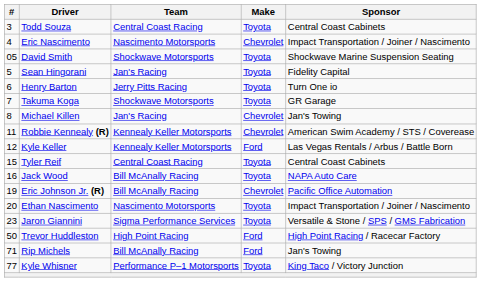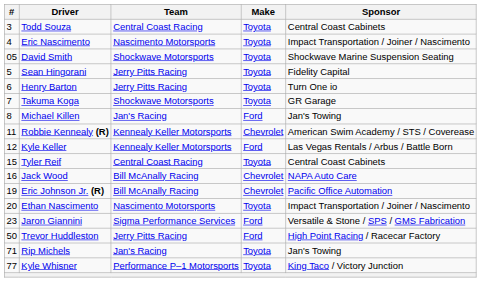(263, 42) Chevrolet -> (257, 42) Toyota
(140, 72) Jan's Racing -> (150, 72) Jerry Pitts Racing
(263, 116) Chevrolet -> (253, 116) Ford
(257, 176) Toyota -> (263, 176) Chevrolet
(257, 221) Toyota -> (253, 221) Ford
(151, 236) High Point Racing -> (150, 236) Jerry Pitts Racing
(156, 251) Bill McAnally Racing -> (140, 251) Jan's Racing
(253, 251) Ford -> (257, 251) Toyota
